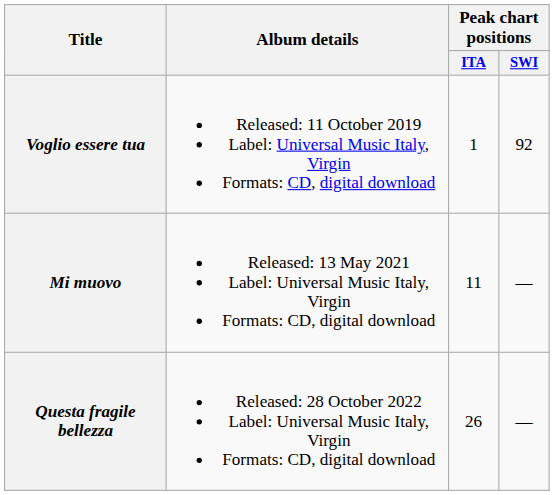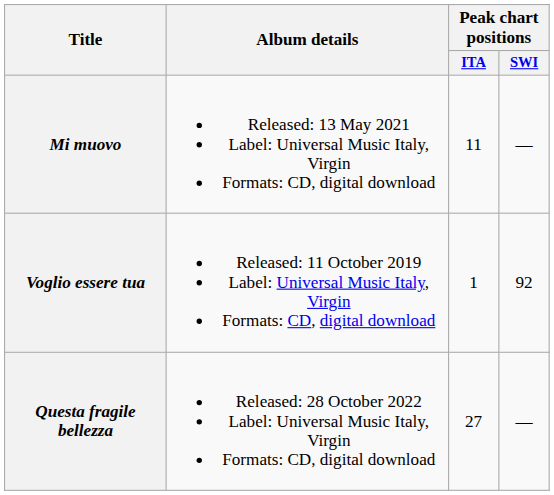rows swapped: (86, 144) <-> (86, 282)
(474, 420) 26 -> (474, 420) 27
